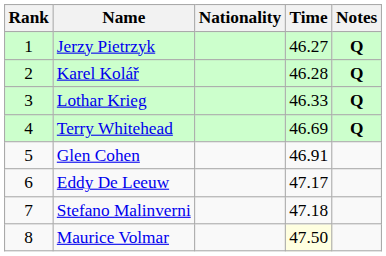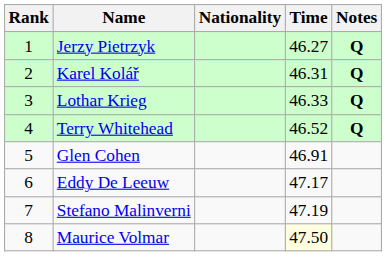(309, 73) 46.28 -> (309, 73) 46.31
(309, 127) 46.69 -> (309, 127) 46.52
(309, 210) 47.18 -> (309, 210) 47.19
